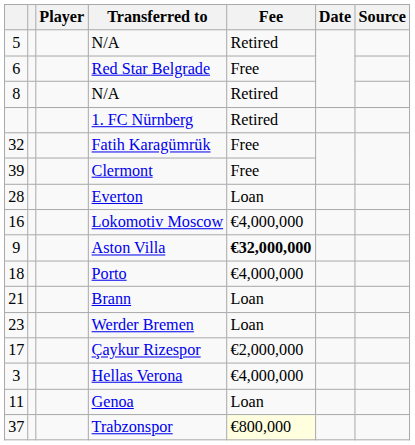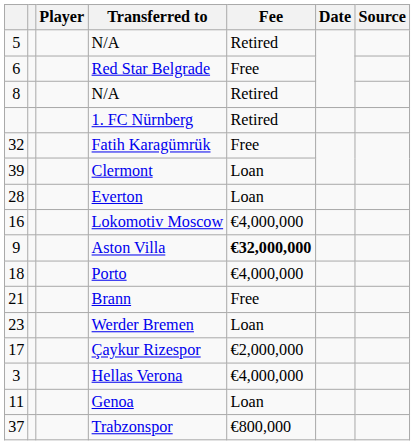(245, 171) Free -> (247, 171) Loan
(247, 299) Loan -> (245, 299) Free
(261, 427) lightyellow background -> (261, 427) no background
